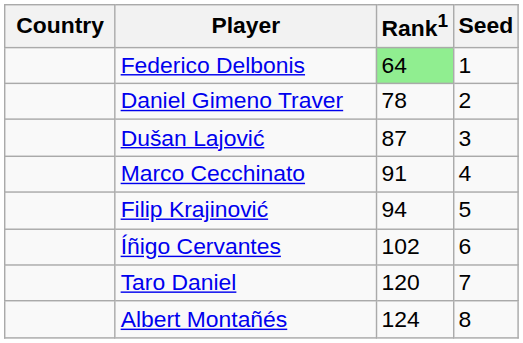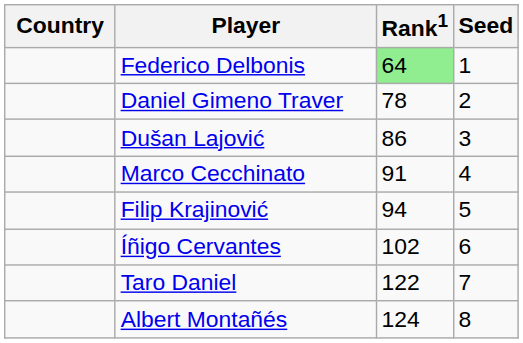(394, 137) 87 -> (394, 137) 86
(401, 282) 120 -> (401, 282) 122
